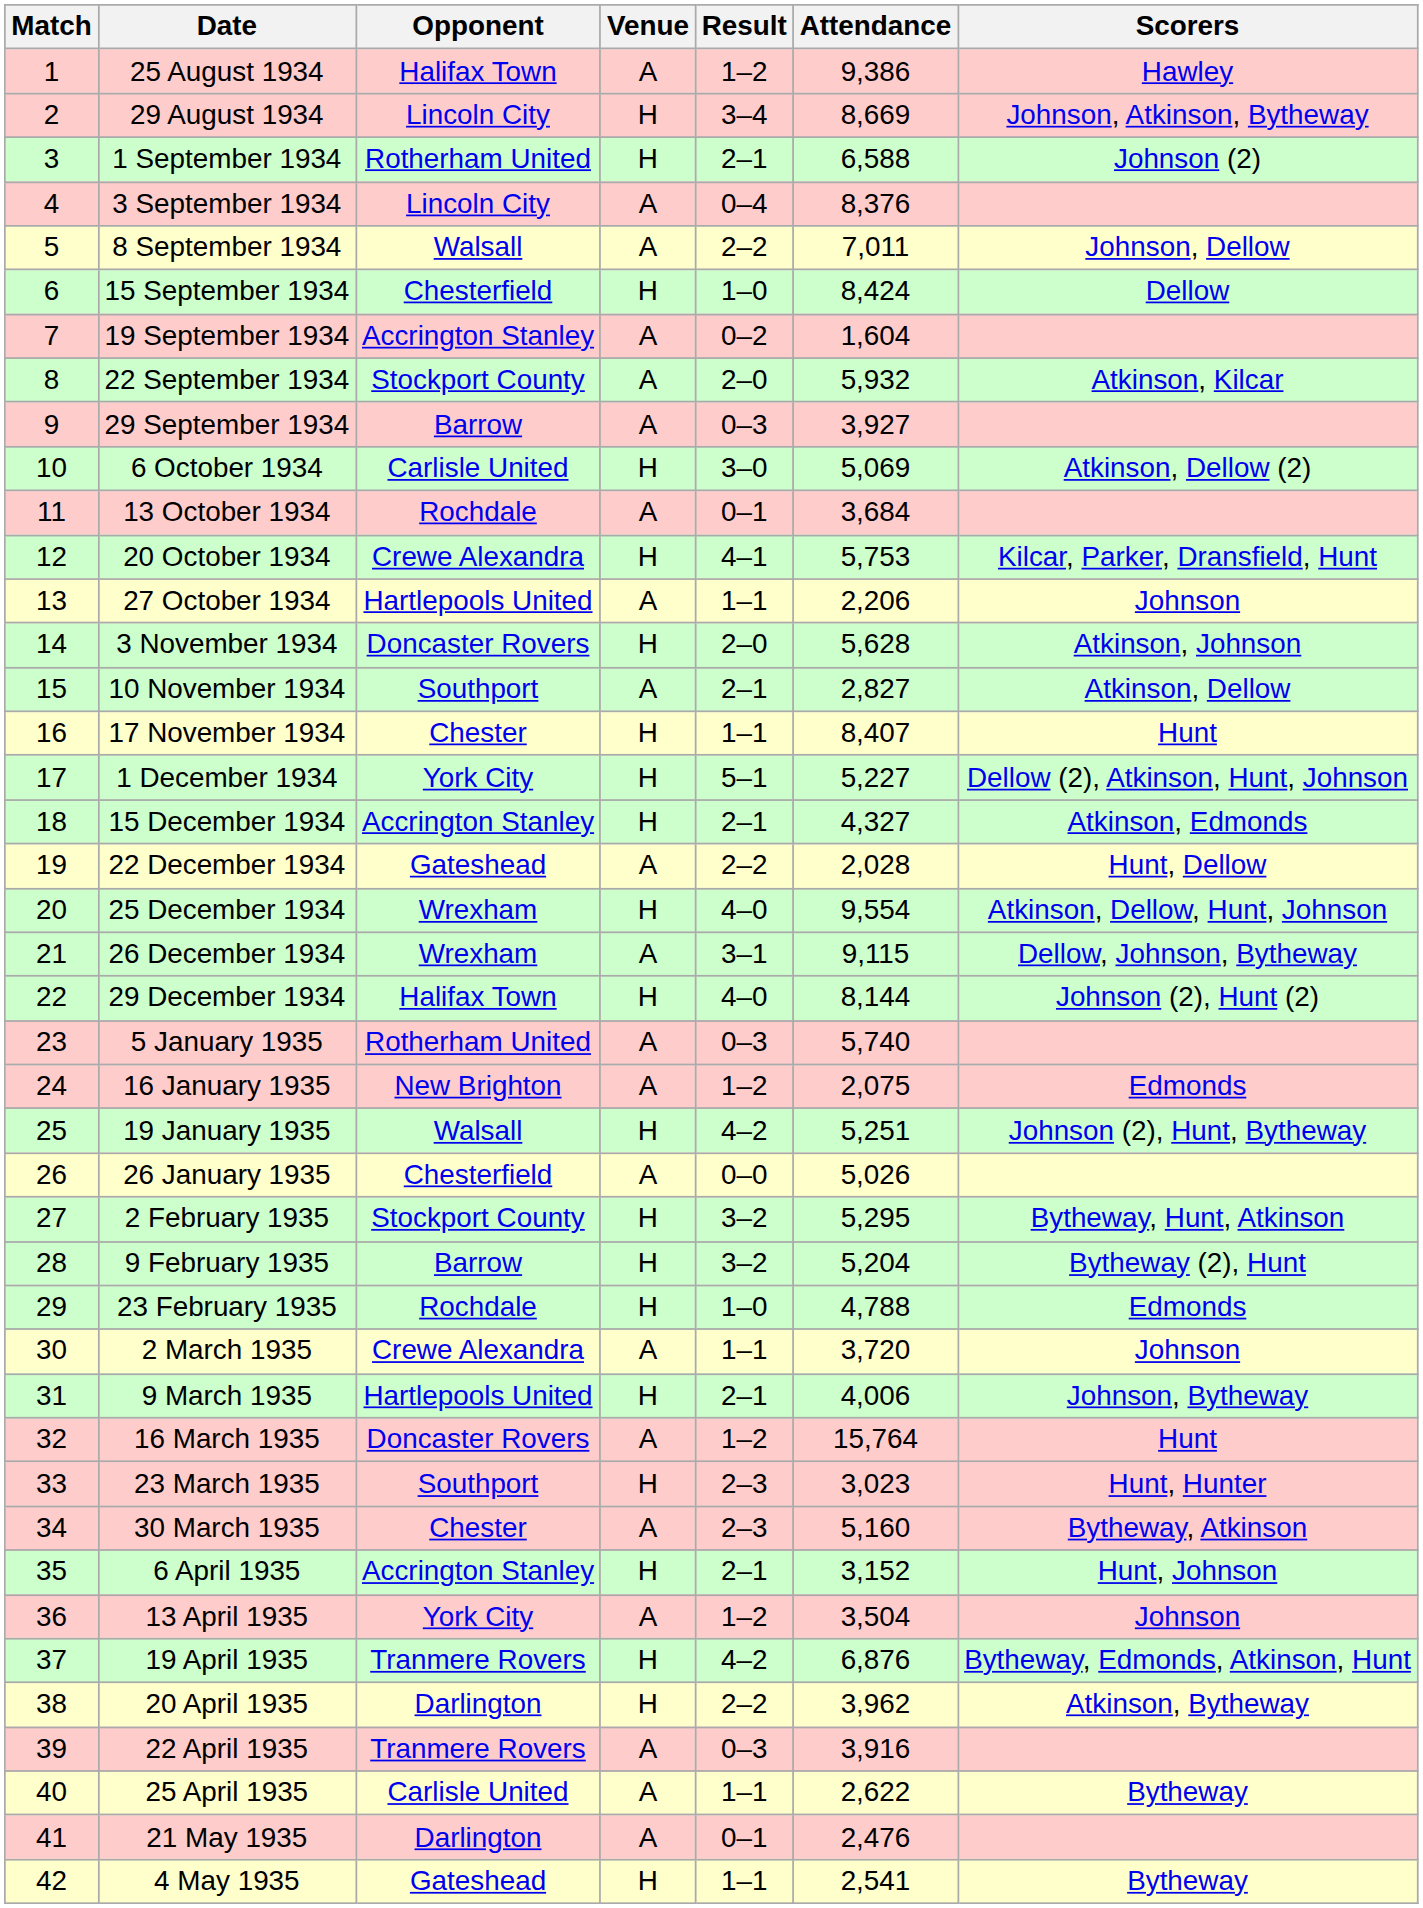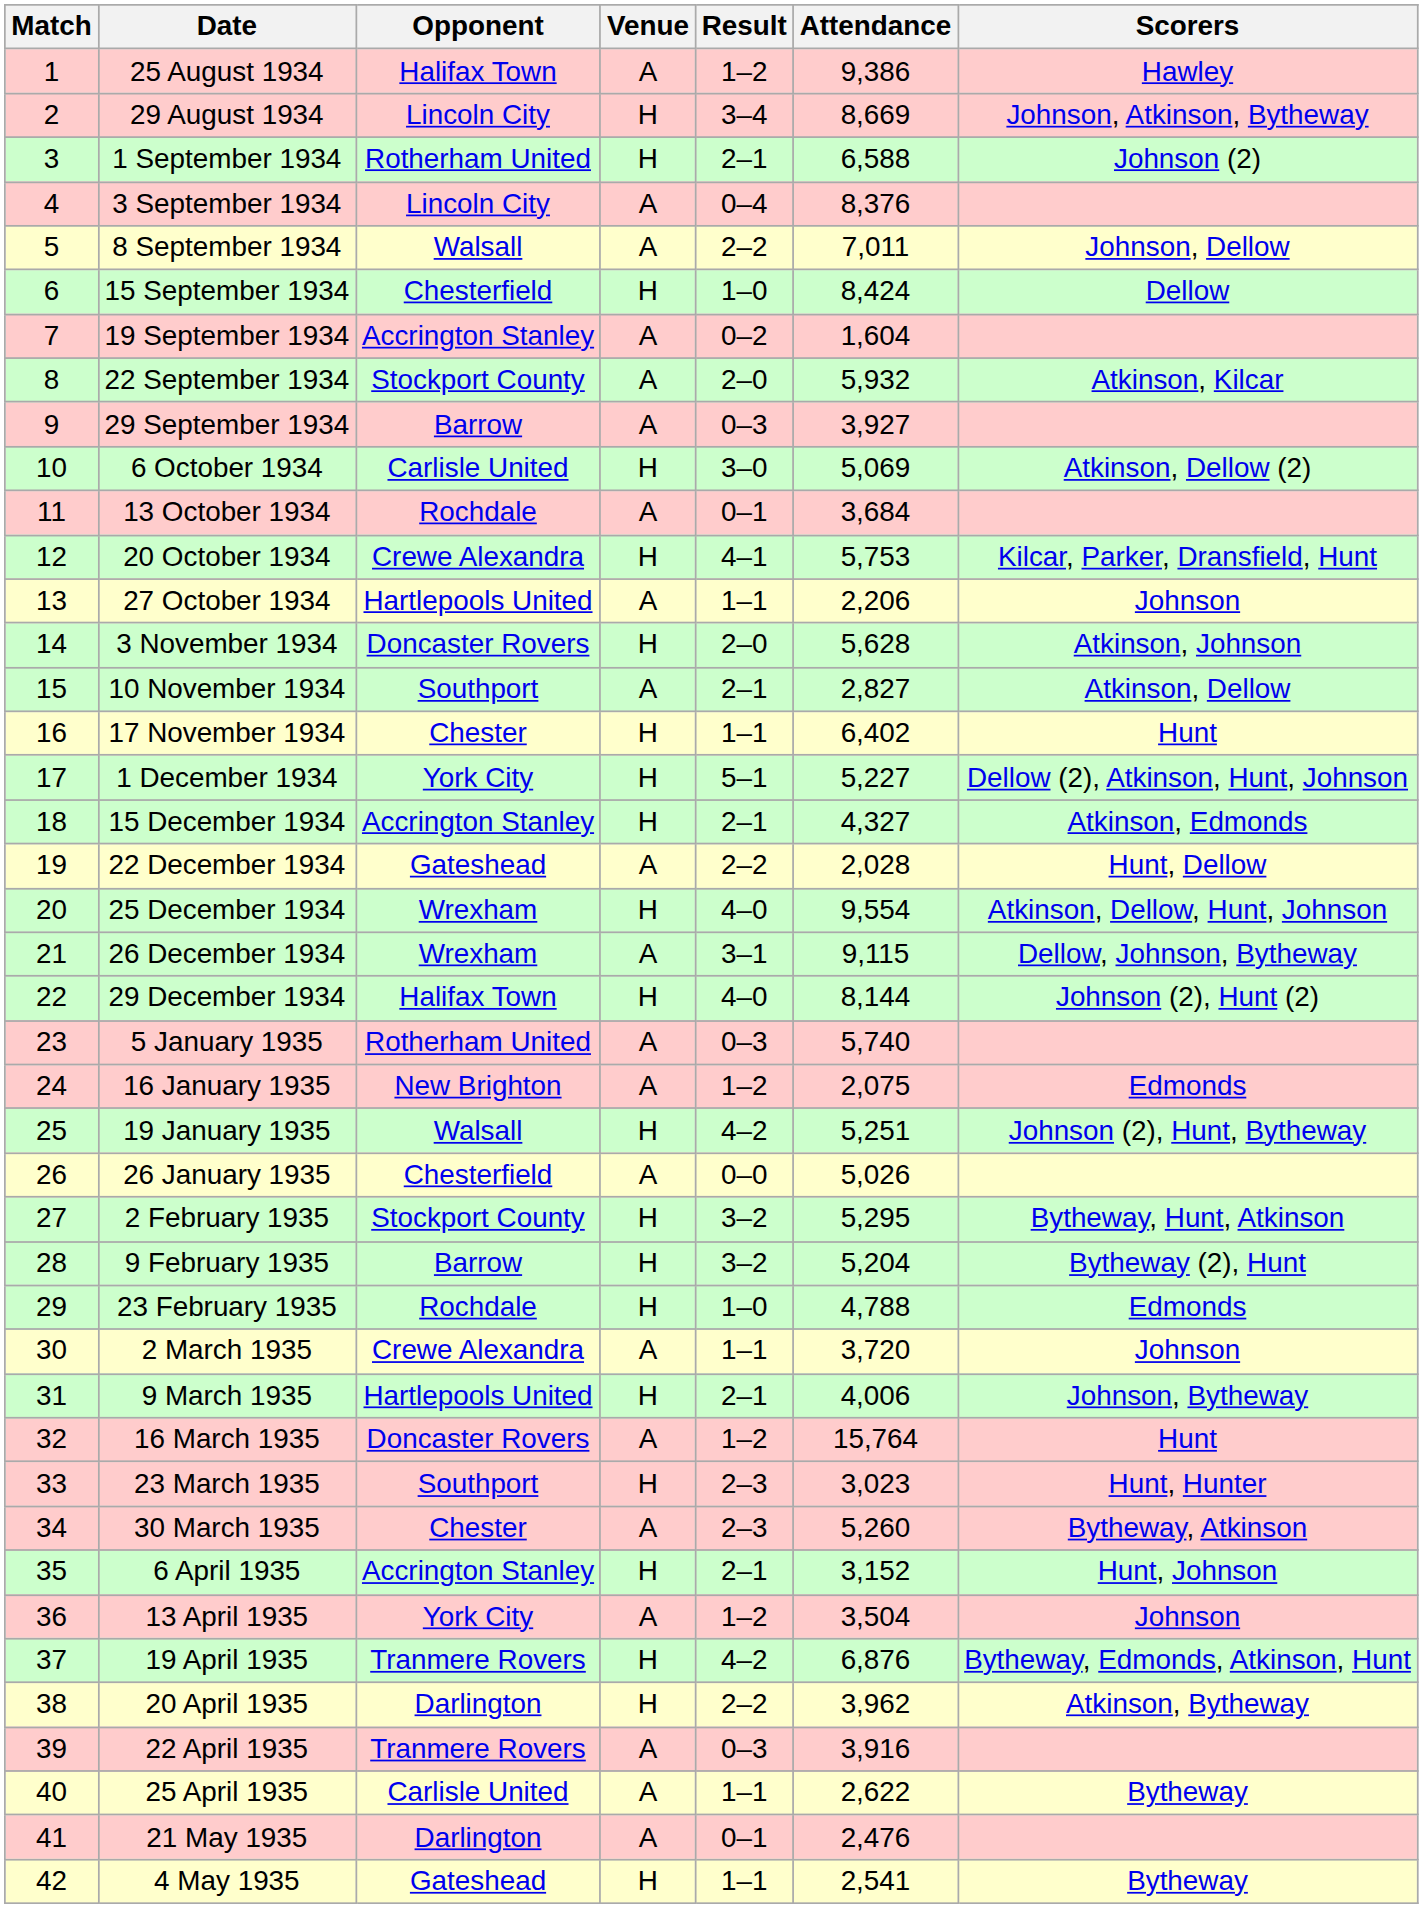(875, 733) 8,407 -> (875, 733) 6,402
(875, 1527) 5,160 -> (875, 1527) 5,260
